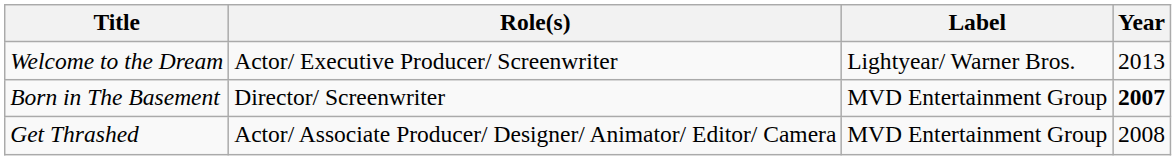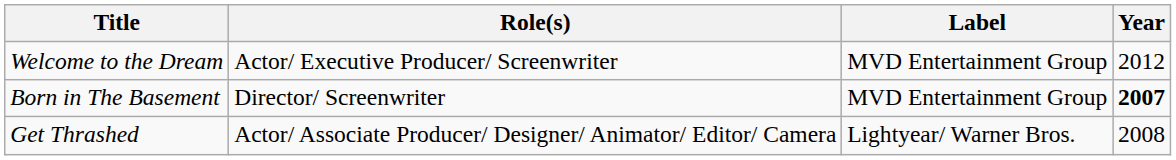(961, 60) Lightyear/ Warner Bros. -> (977, 60) MVD Entertainment Group
(1142, 60) 2013 -> (1142, 60) 2012
(977, 135) MVD Entertainment Group -> (961, 135) Lightyear/ Warner Bros.
